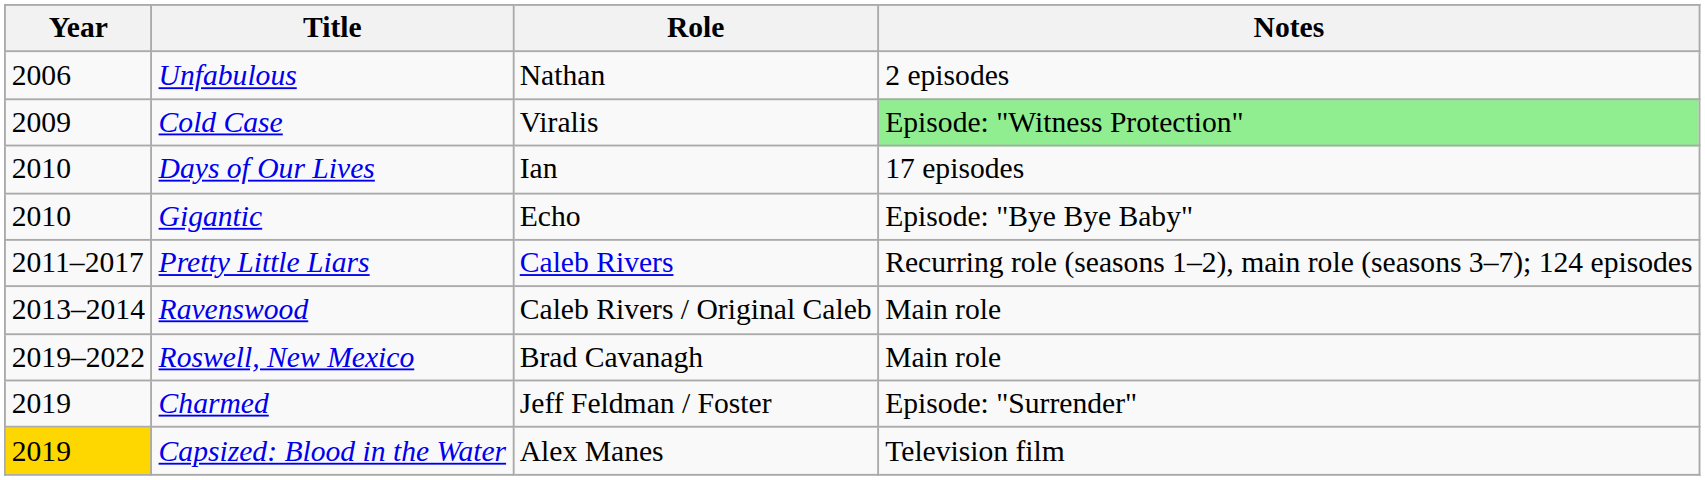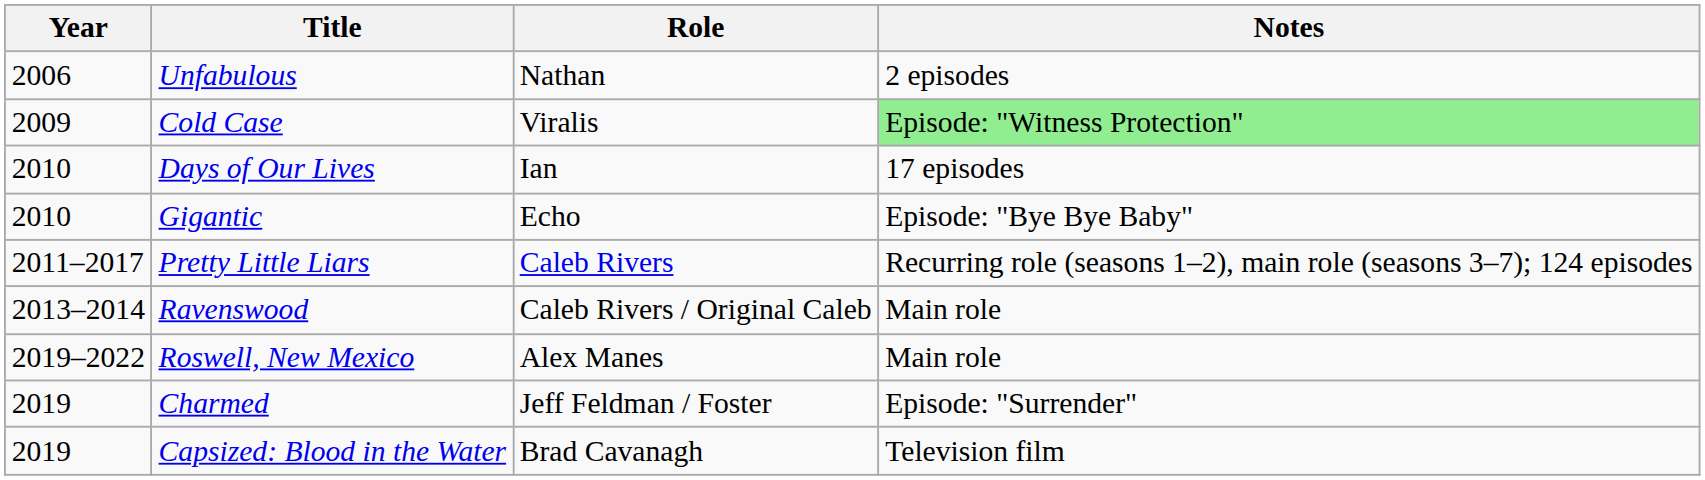(611, 356) Brad Cavanagh -> (592, 356) Alex Manes
(41, 450) gold background -> (41, 450) no background
(592, 450) Alex Manes -> (611, 450) Brad Cavanagh
